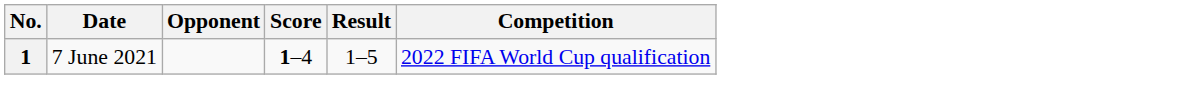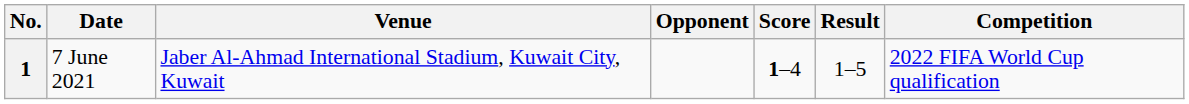+ column: (403, 21)
